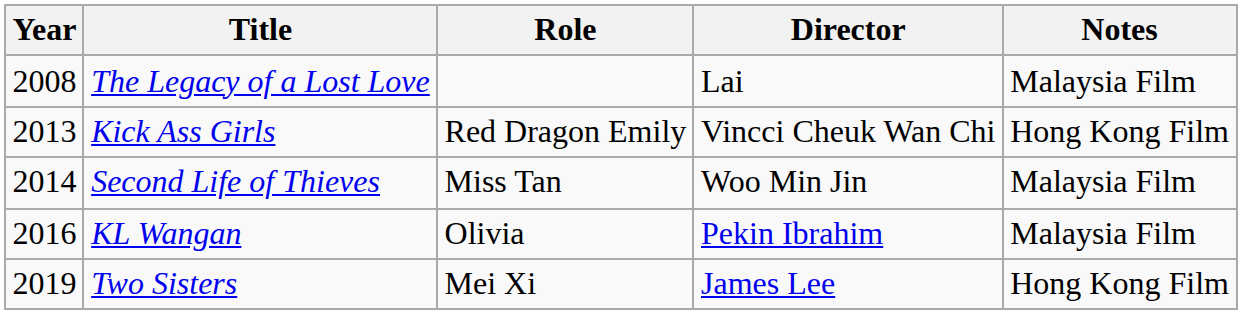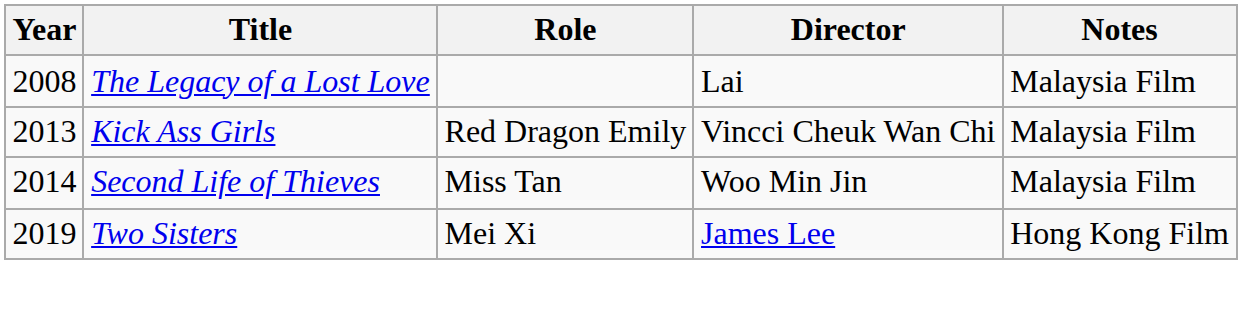(1120, 131) Hong Kong Film -> (1103, 131) Malaysia Film
- row: (166, 232)
